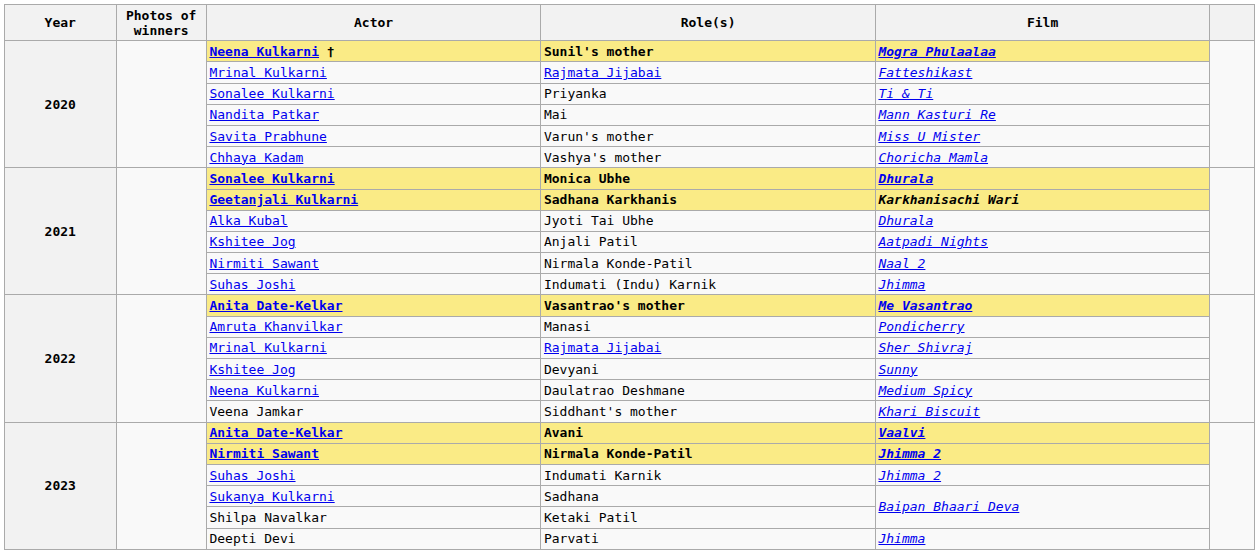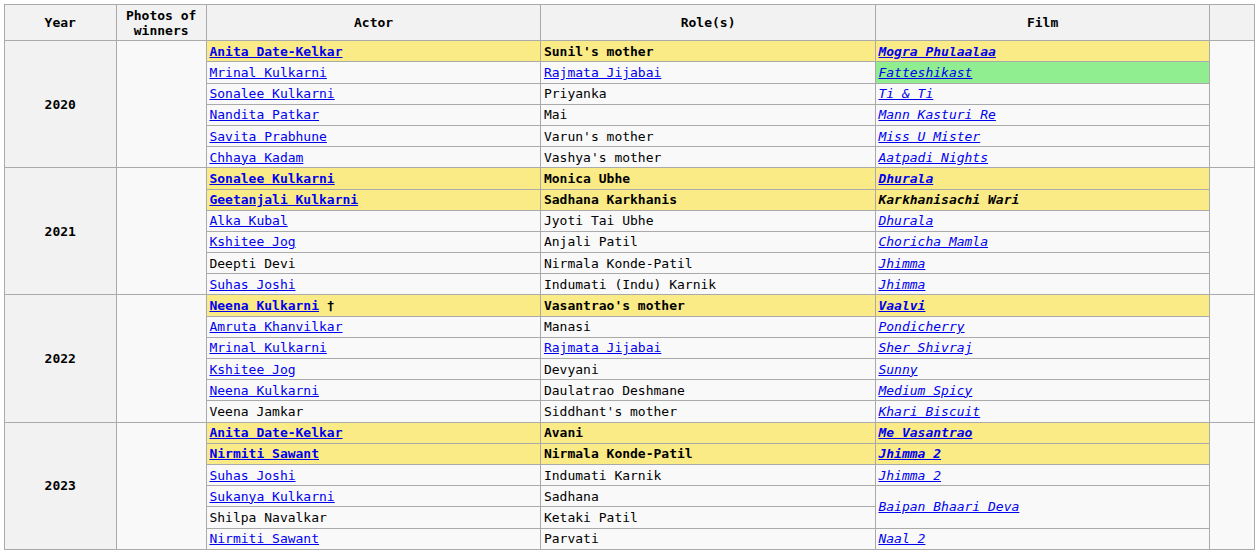(272, 51) Neena Kulkarni † -> (276, 51) Anita Date-Kelkar
(925, 72) no background -> (925, 72) lightgreen background
(933, 157) Choricha Mamla -> (933, 157) Aatpadi Nights
(933, 242) Aatpadi Nights -> (933, 242) Choricha Mamla
(264, 263) Nirmiti Sawant -> (252, 263) Deepti Devi
(902, 263) Naal 2 -> (902, 263) Jhimma
(276, 306) Anita Date-Kelkar -> (272, 306) Neena Kulkarni †
(925, 306) Me Vasantrao -> (902, 306) Vaalvi
(902, 433) Vaalvi -> (925, 433) Me Vasantrao
(252, 539) Deepti Devi -> (264, 539) Nirmiti Sawant
(902, 539) Jhimma -> (902, 539) Naal 2
